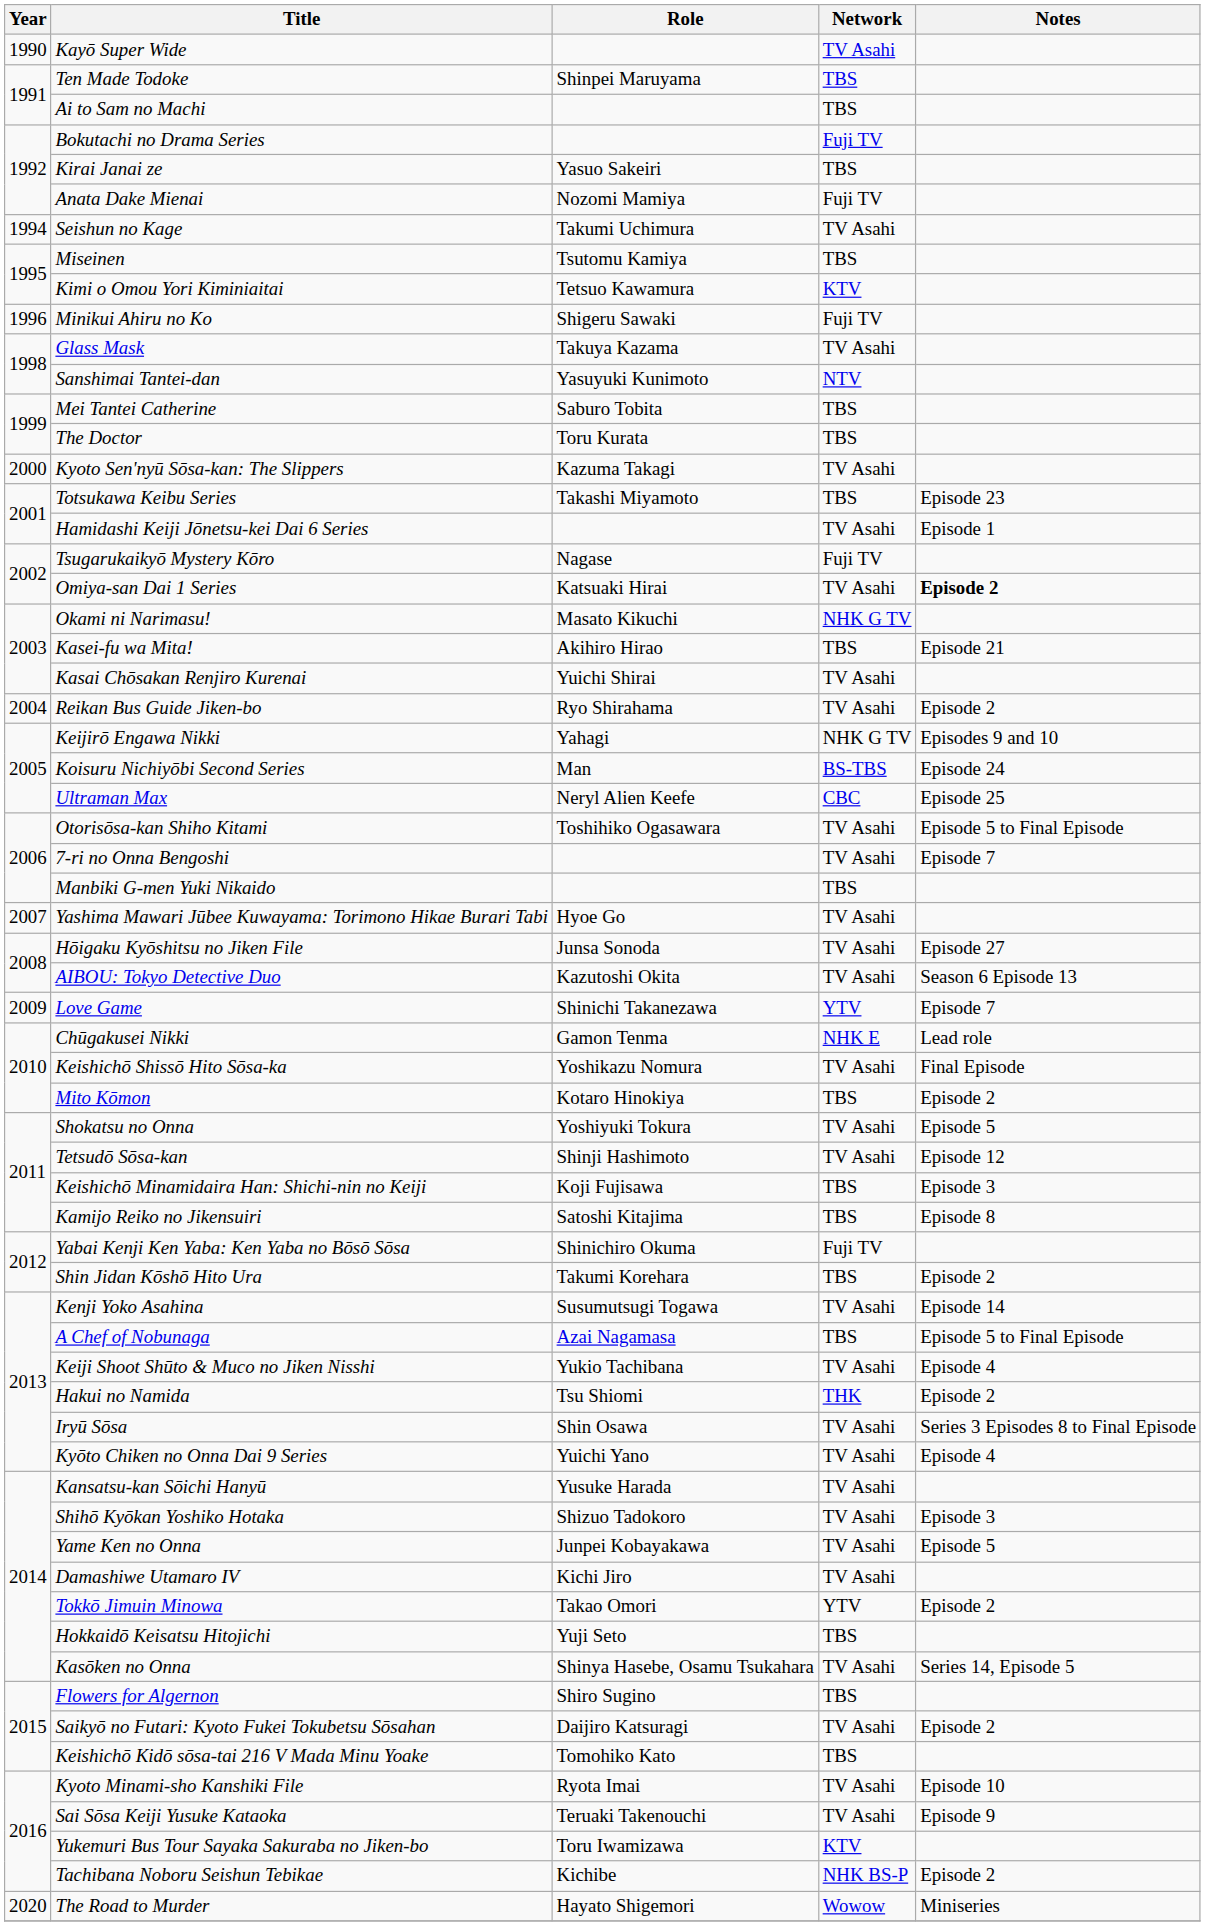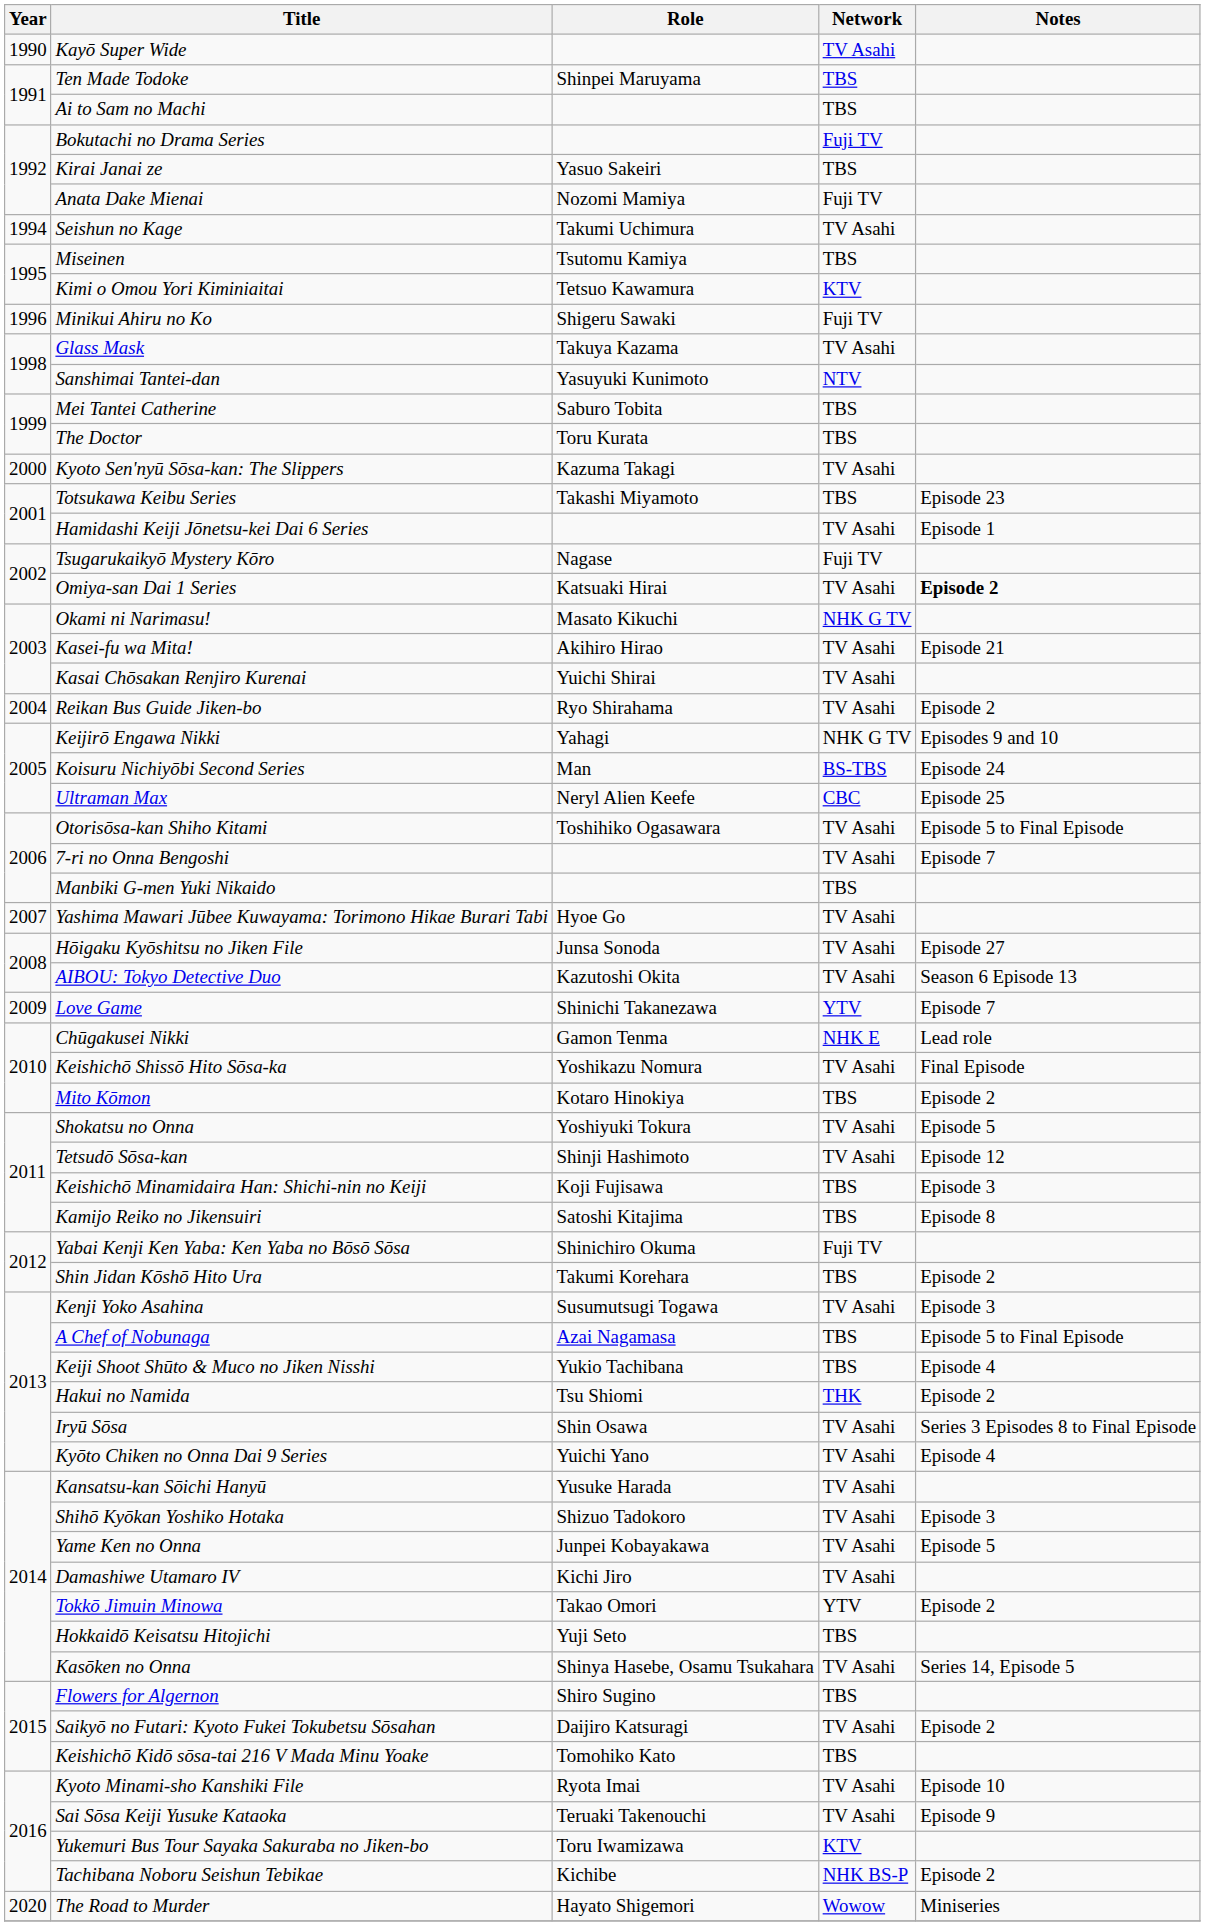(840, 648) TBS -> (859, 648) TV Asahi
(962, 1306) Episode 14 -> (958, 1306) Episode 3
(859, 1366) TV Asahi -> (840, 1366) TBS
